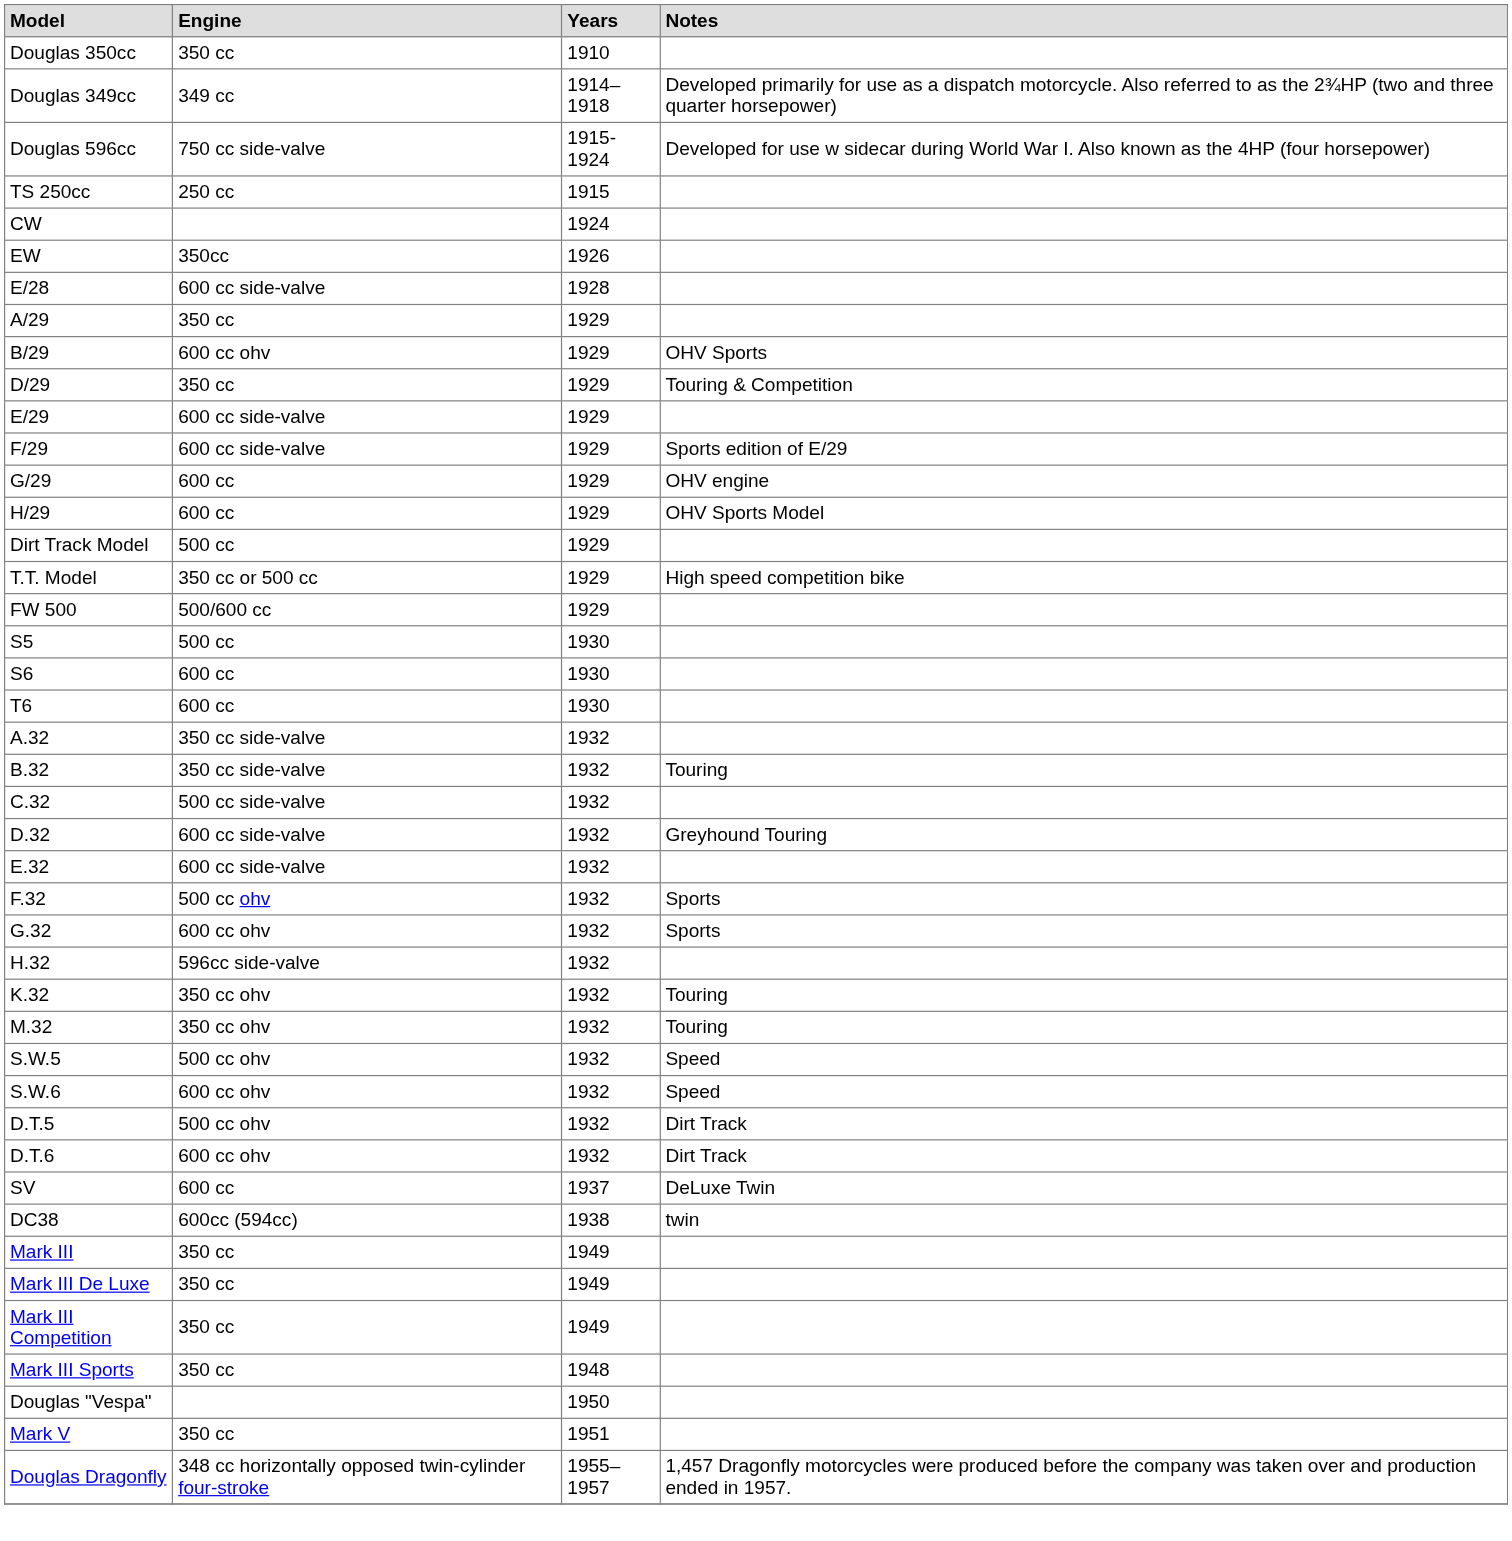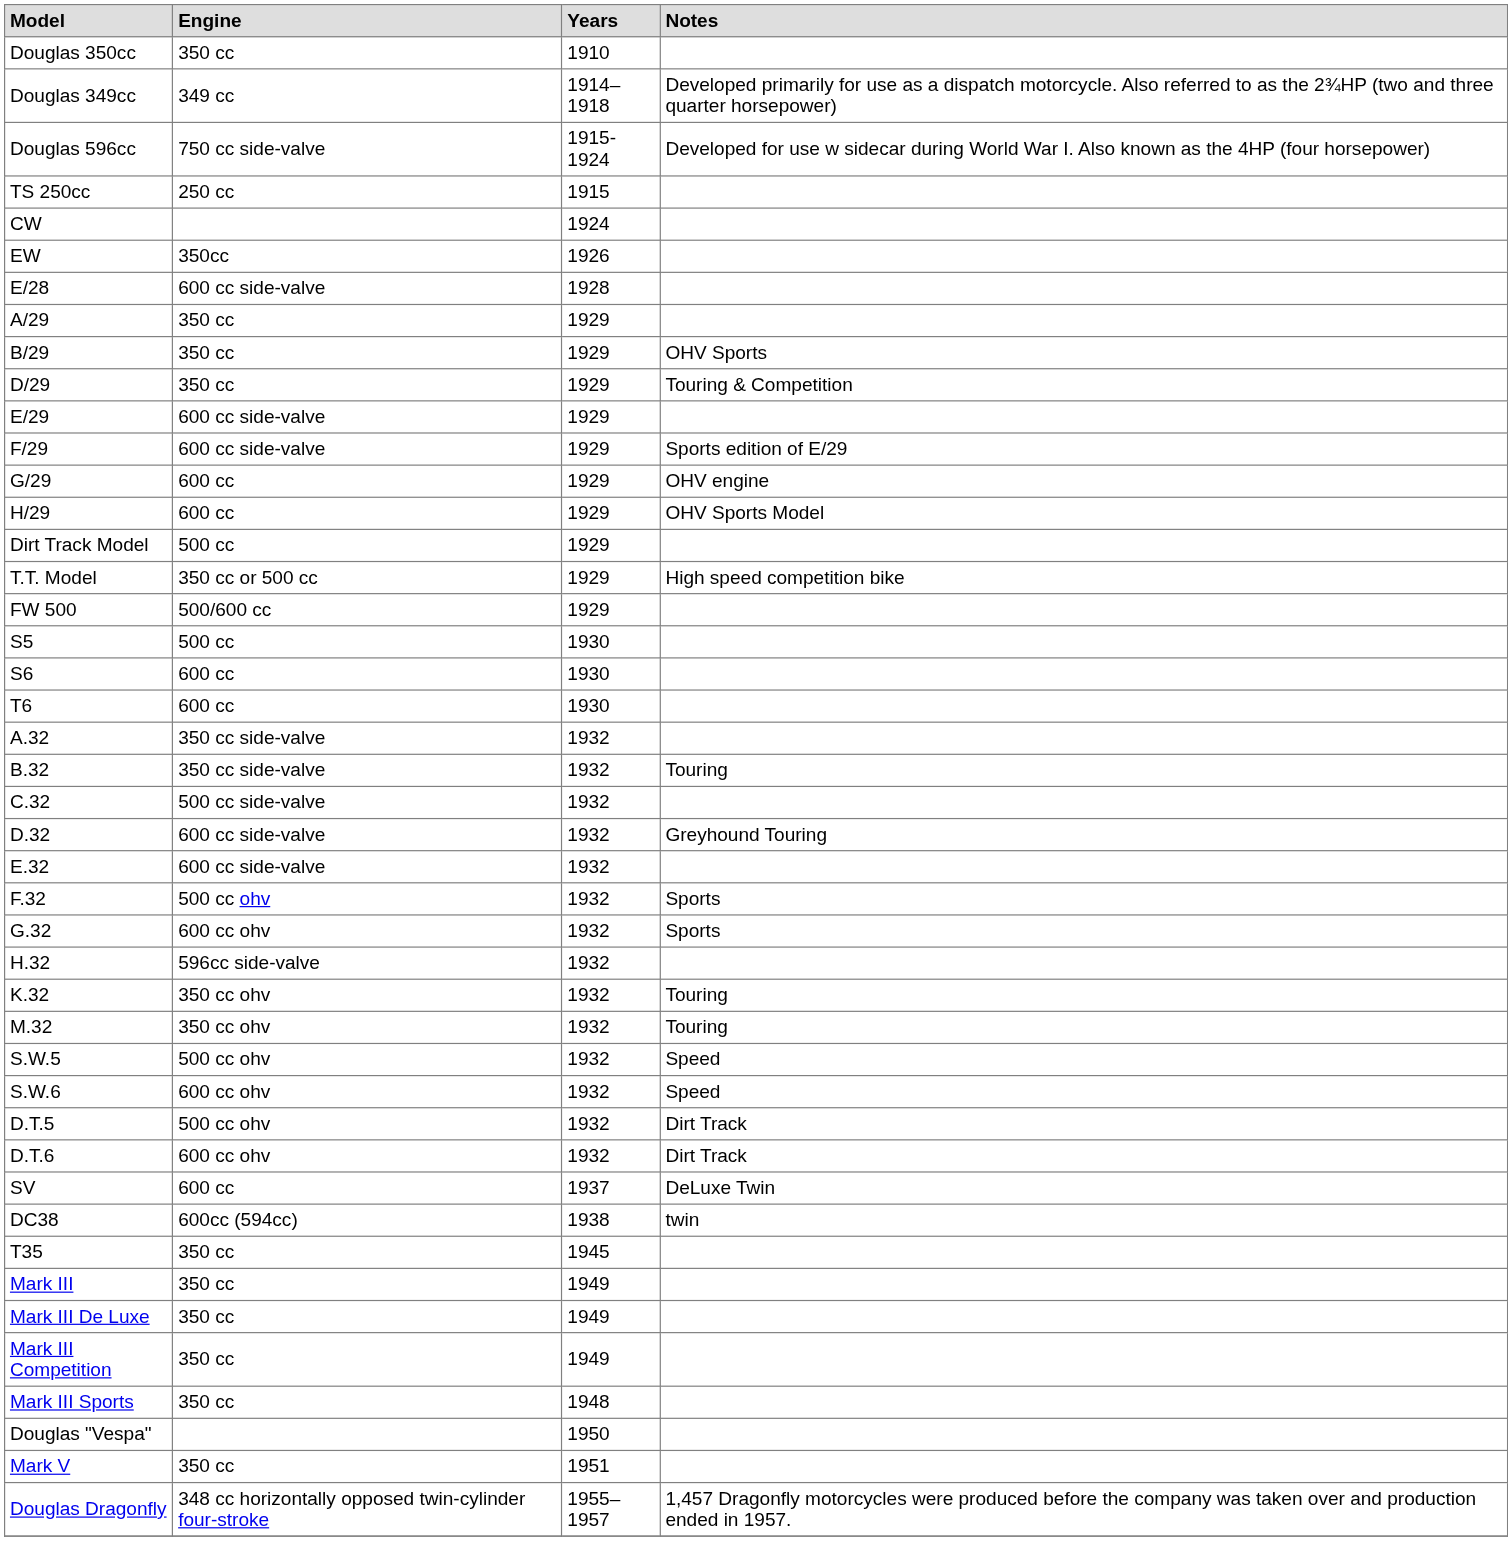(224, 352) 600 cc ohv -> (206, 352) 350 cc
+ row: (26, 1252)
